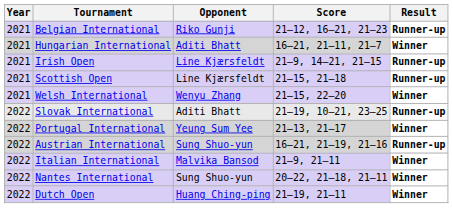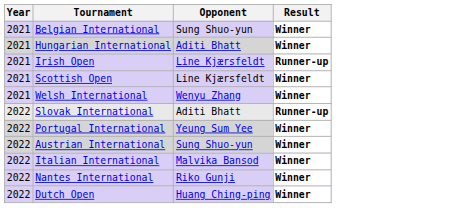- column: (331, 12)
(205, 29) Riko Gunji -> (214, 29) Sung Shuo-yun
(419, 29) Runner-up -> (293, 29) Winner
(419, 78) Runner-up -> (293, 78) Winner
(419, 144) Runner-up -> (293, 144) Winner
(214, 177) Sung Shuo-yun -> (205, 177) Riko Gunji
